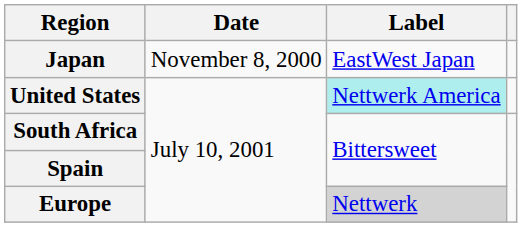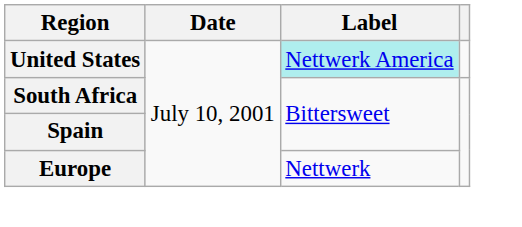- row: (75, 58)
(375, 204) lightgrey background -> (328, 167) no background
